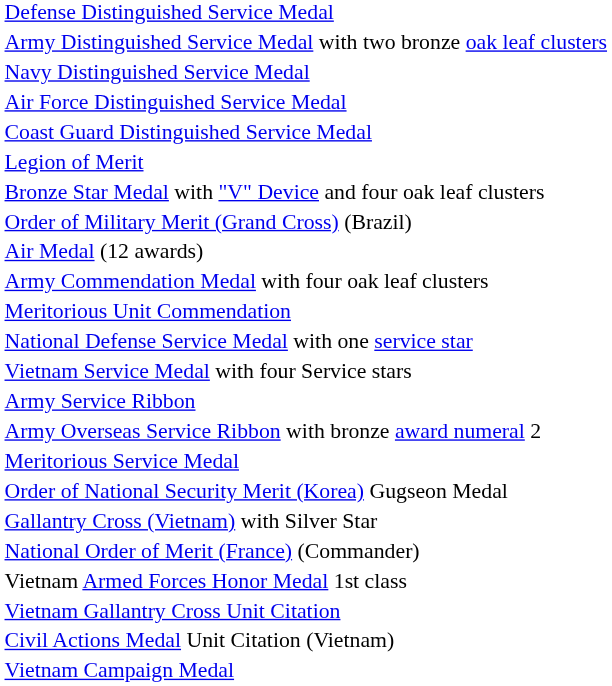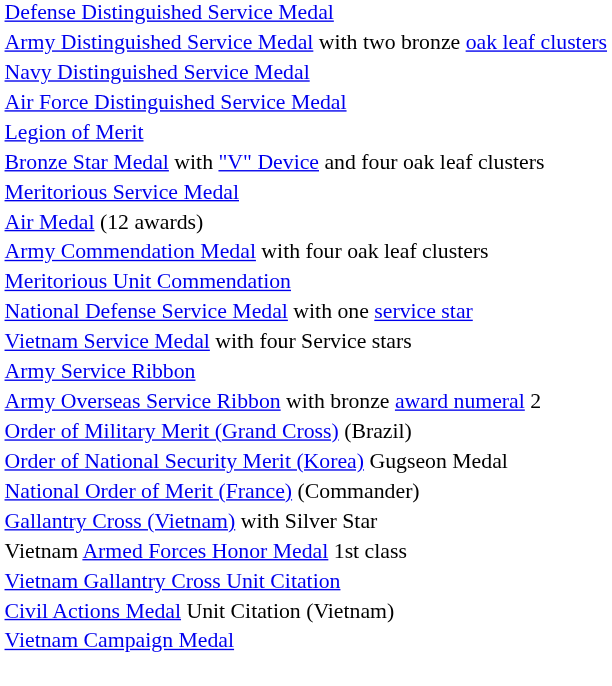- row: (188, 131)
rows swapped: (122, 460) <-> (208, 221)
rows swapped: (212, 550) <-> (191, 520)
